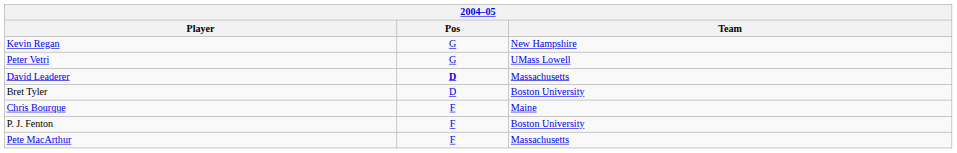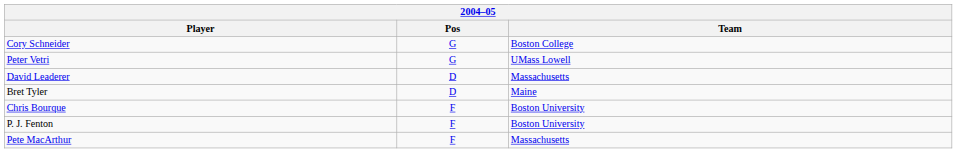- row: (33, 44)
+ row: (38, 44)
(453, 76) bold -> (453, 76) normal
(548, 92) Boston University -> (524, 92) Maine
(524, 108) Maine -> (548, 108) Boston University
